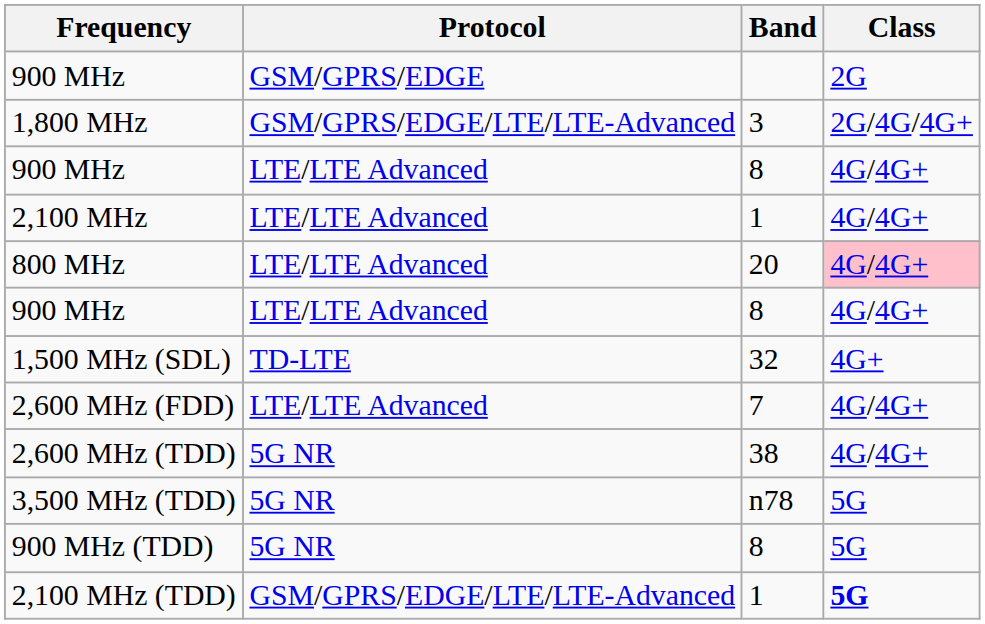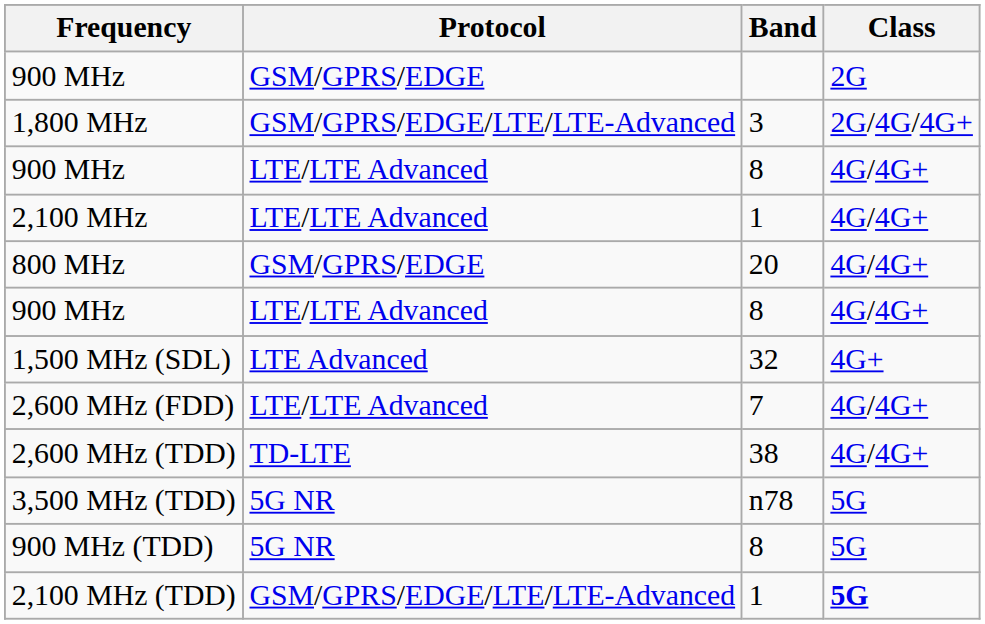(369, 264) LTE/LTE Advanced -> (367, 264) GSM/GPRS/EDGE
(879, 264) pink background -> (879, 264) no background
(300, 358) TD-LTE -> (339, 358) LTE Advanced
(292, 452) 5G NR -> (300, 452) TD-LTE
